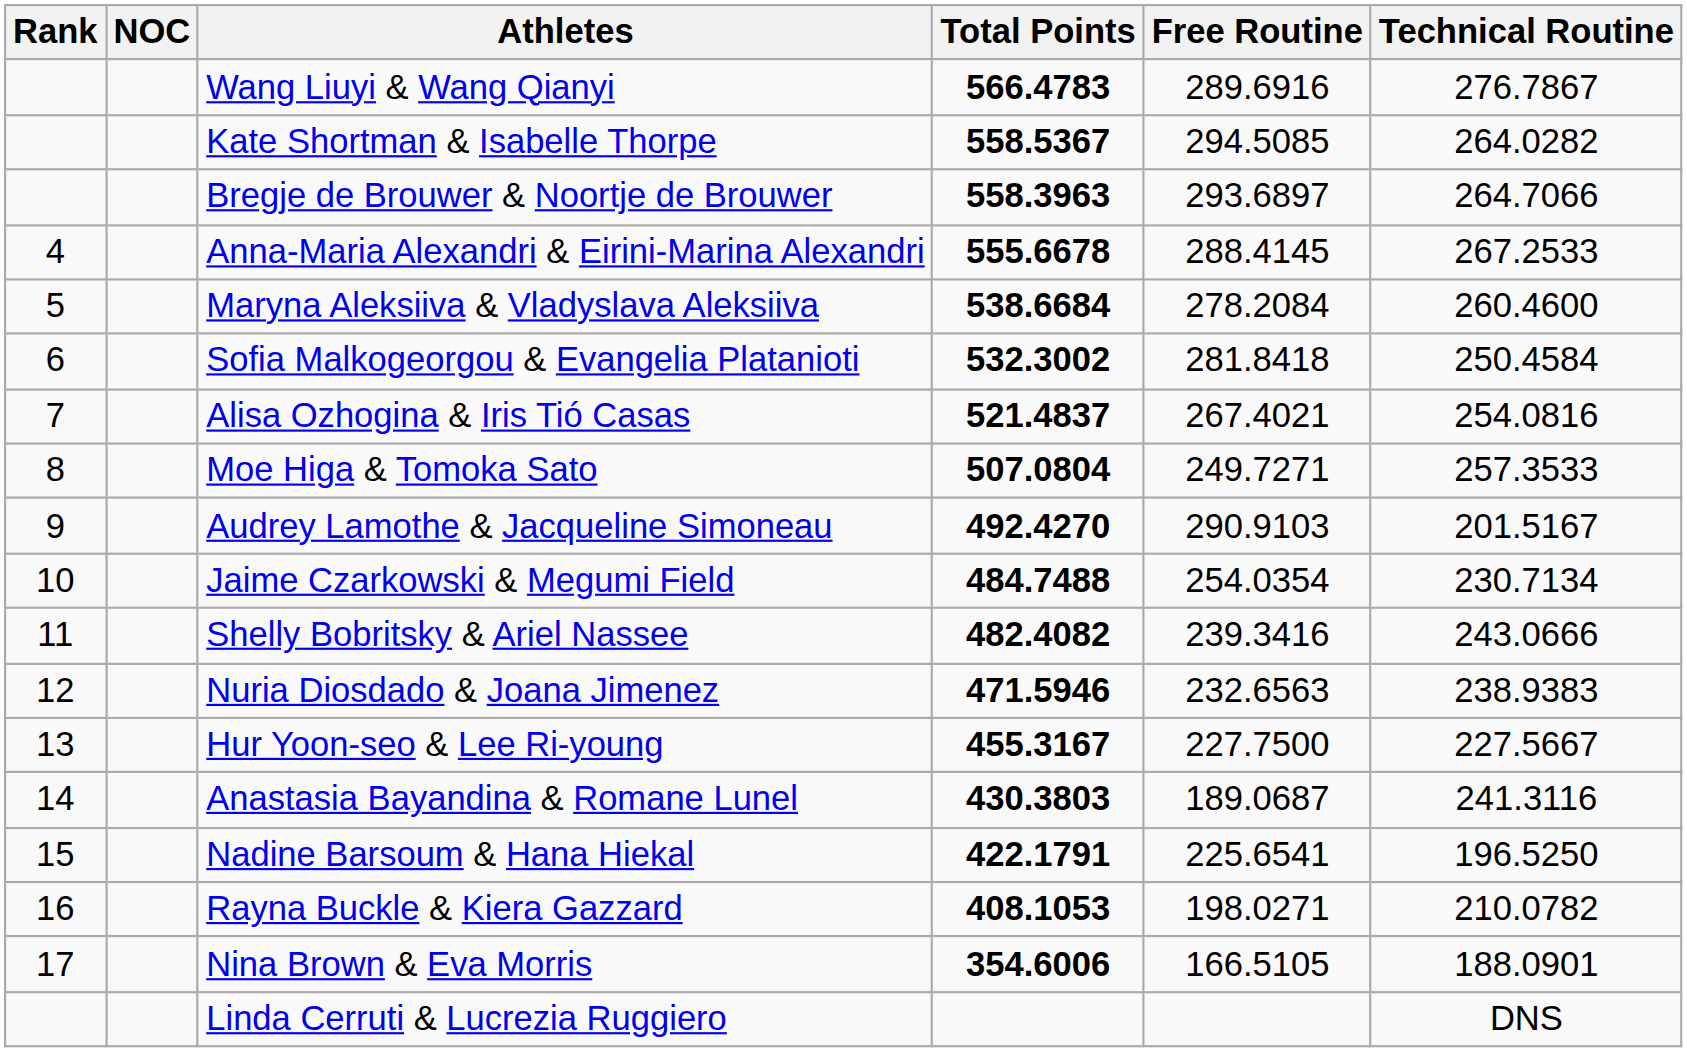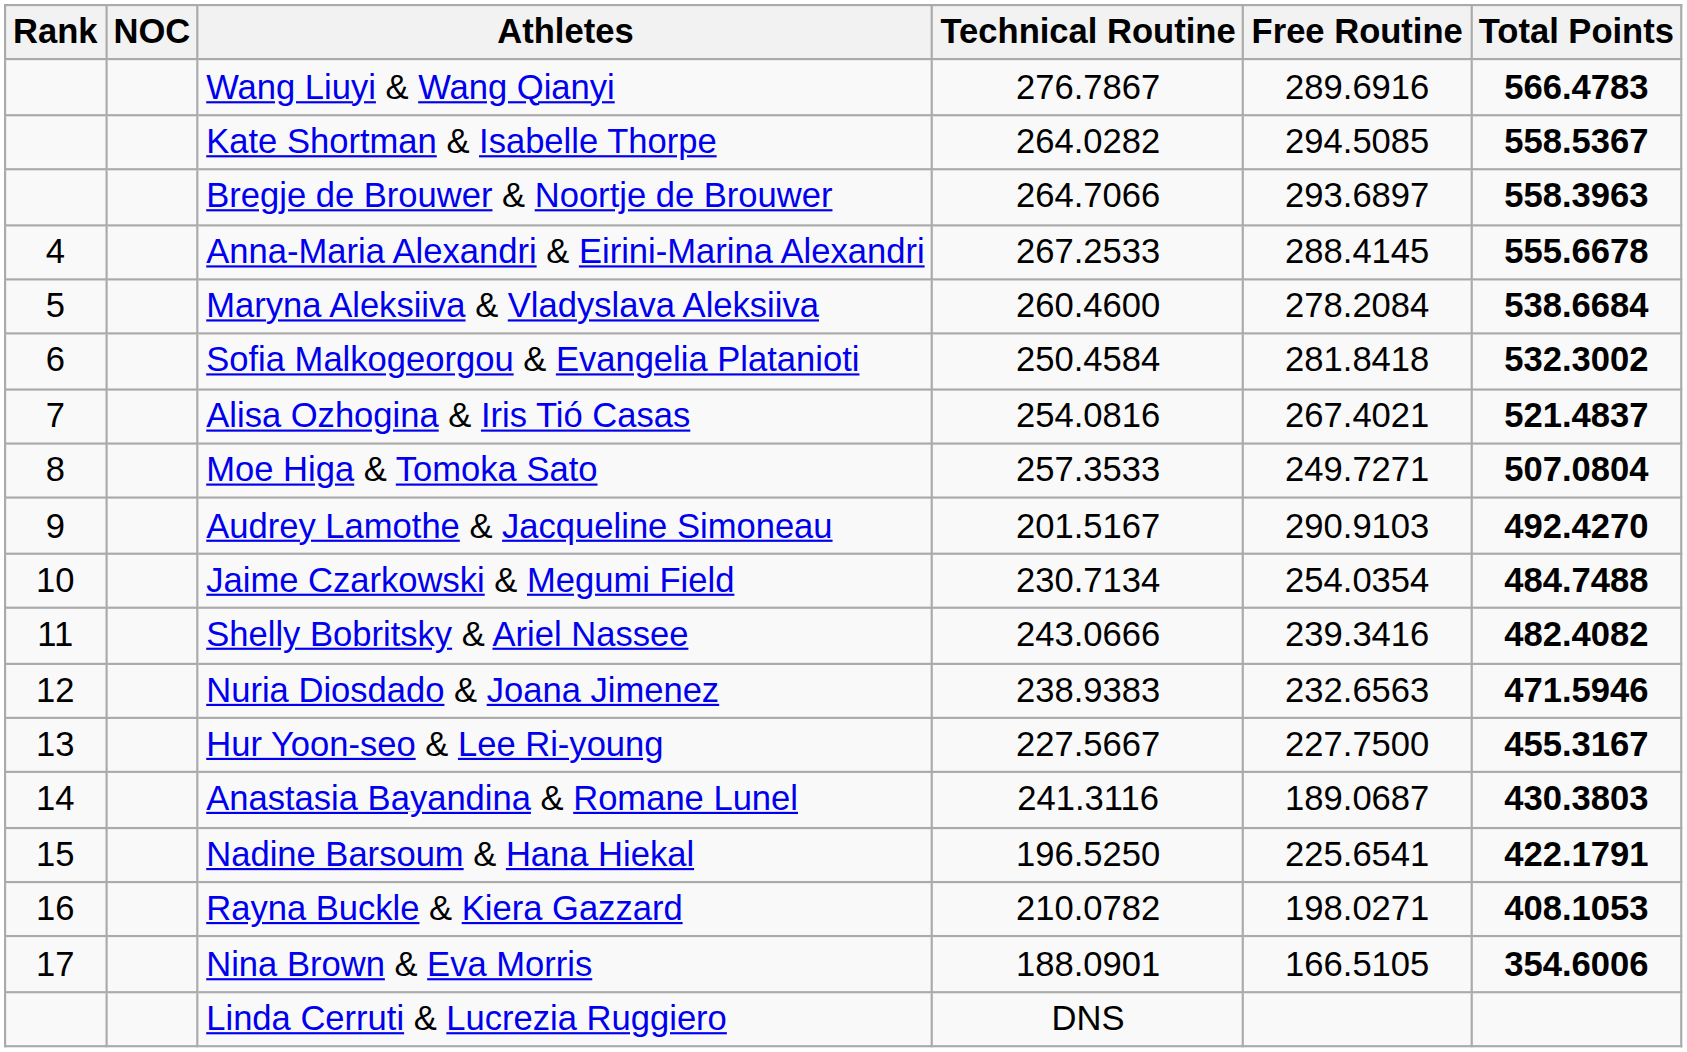columns swapped: (1526, 31) <-> (1038, 31)
